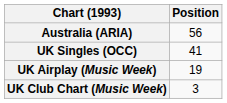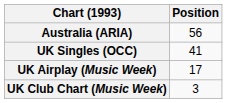(196, 70) 19 -> (196, 70) 17
